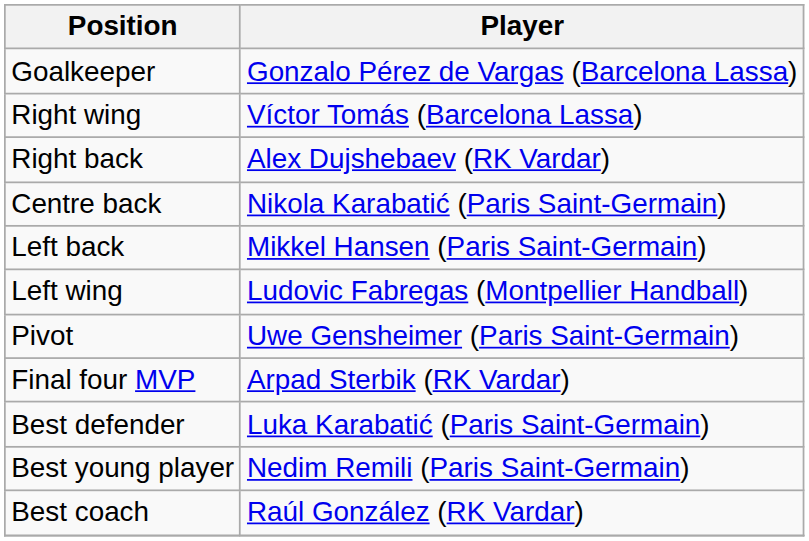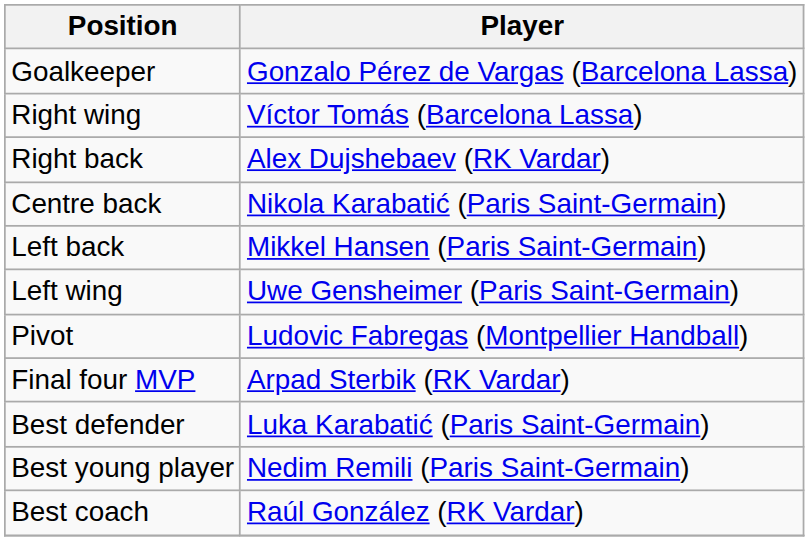(498, 291) Ludovic Fabregas (Montpellier Handball) -> (493, 291) Uwe Gensheimer (Paris Saint-Germain)
(493, 335) Uwe Gensheimer (Paris Saint-Germain) -> (498, 335) Ludovic Fabregas (Montpellier Handball)
